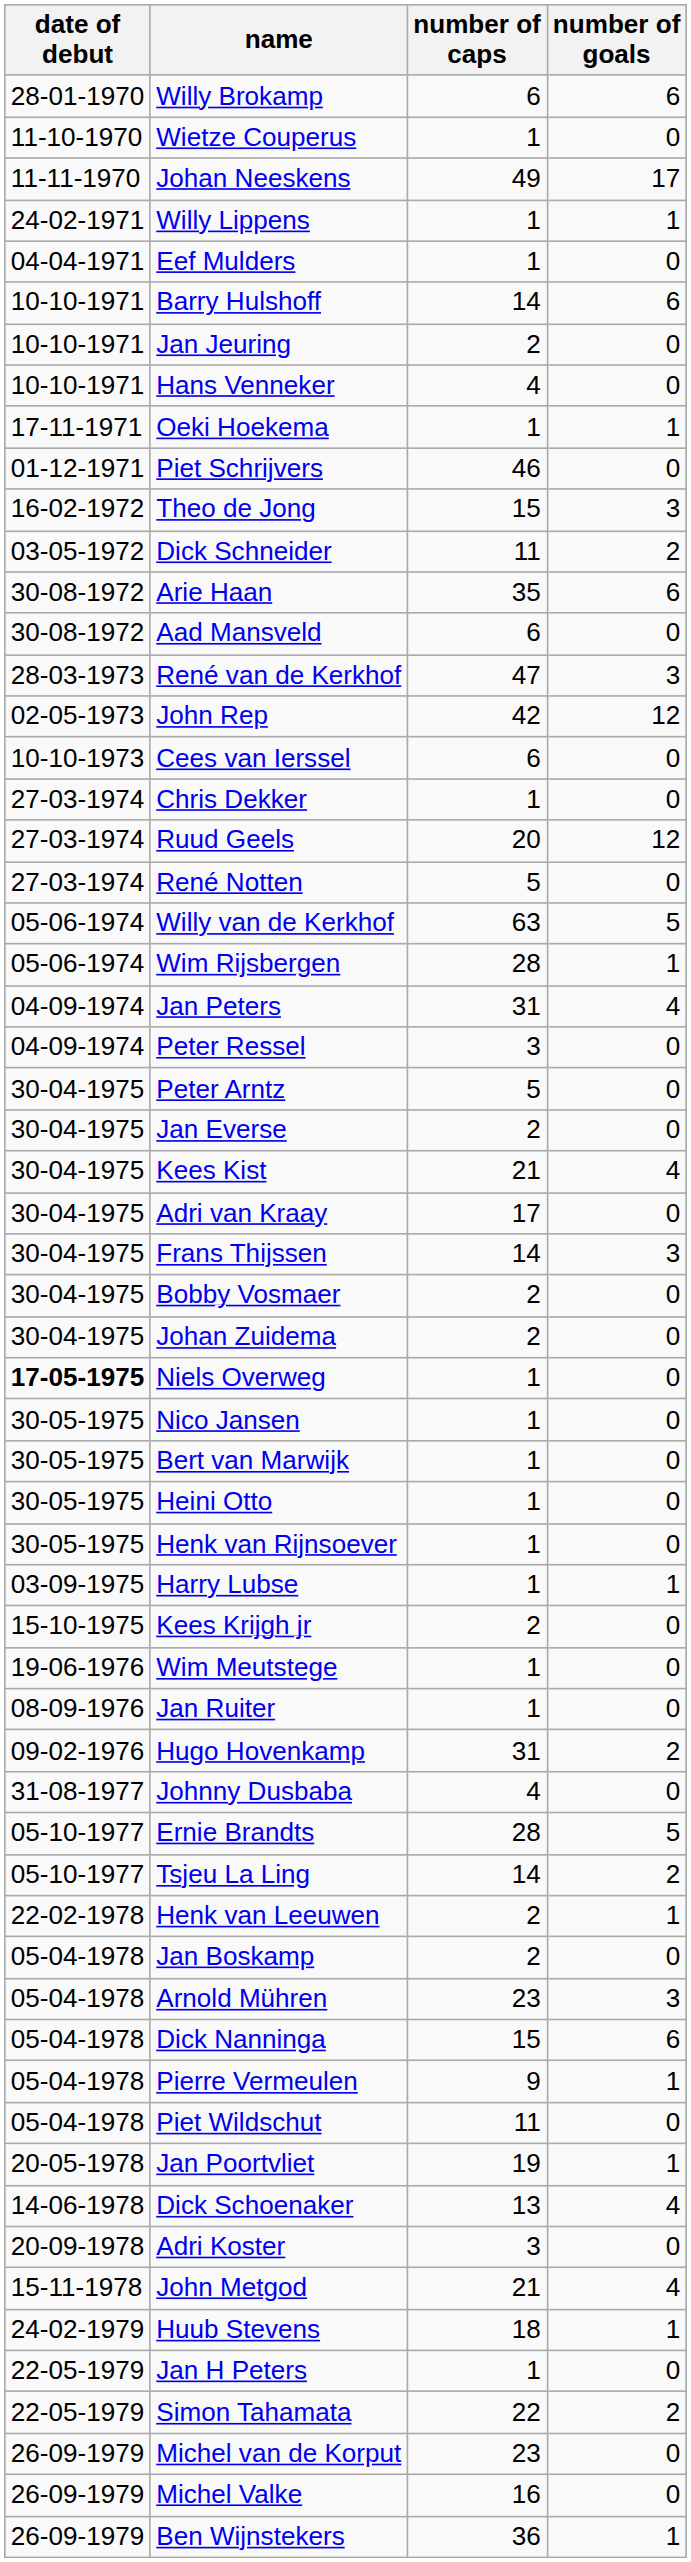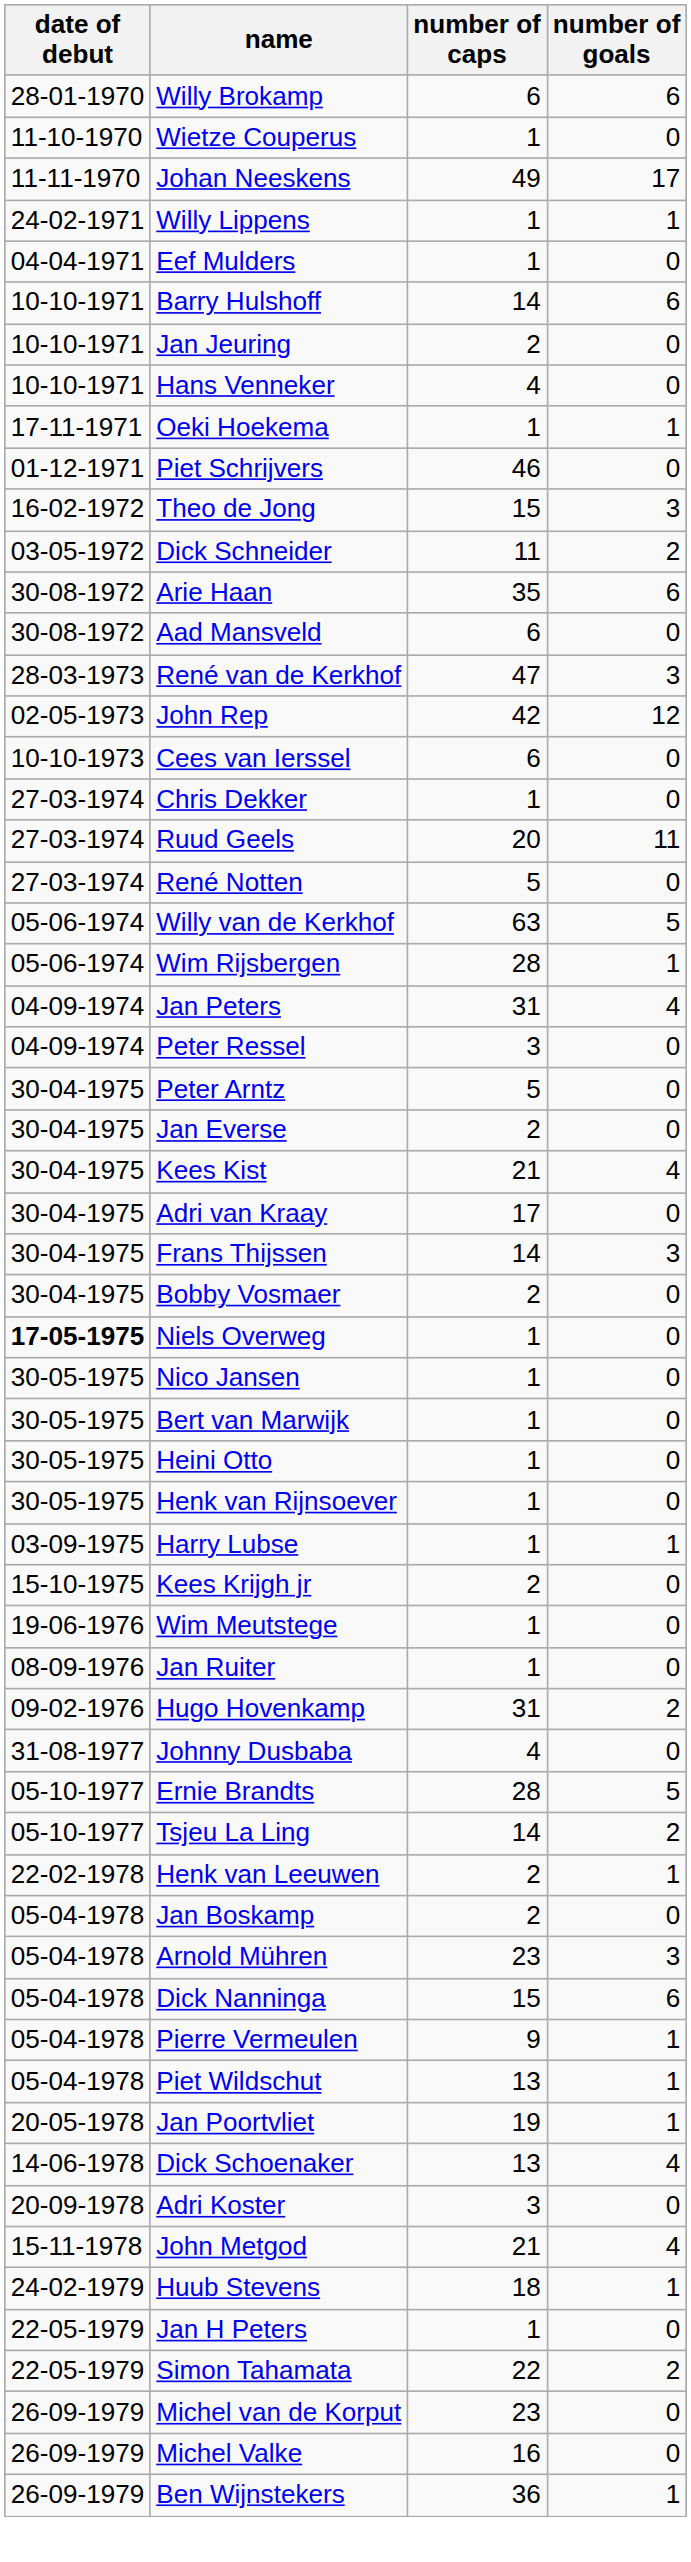(666, 840) 12 -> (667, 840) 11
- row: (246, 1336)
(527, 2122) 11 -> (526, 2081) 13
(673, 2122) 0 -> (673, 2081) 1
